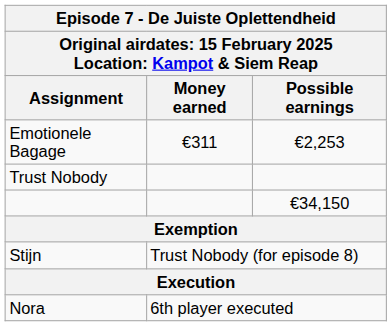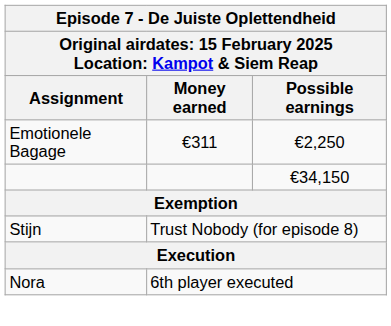(320, 142) €2,253 -> (320, 142) €2,250
- row: (58, 177)
